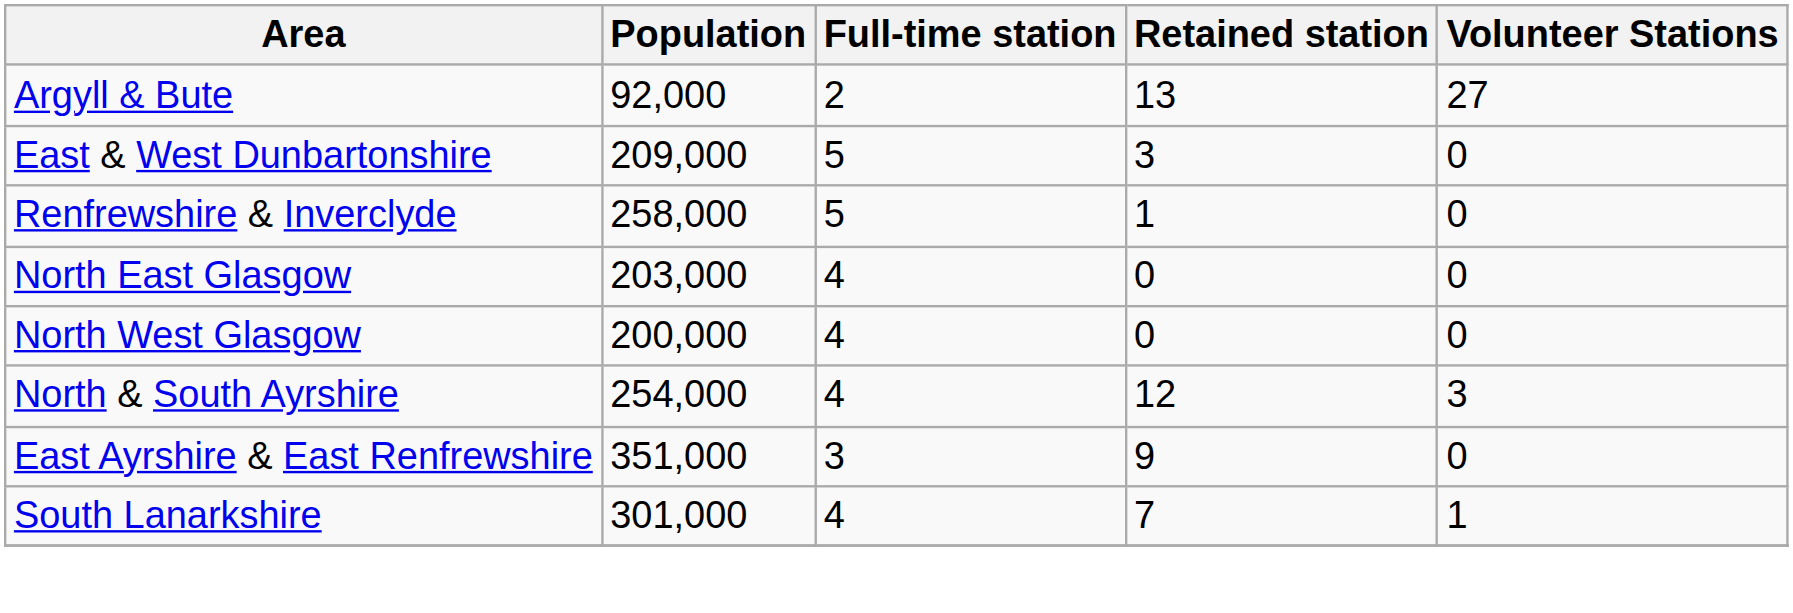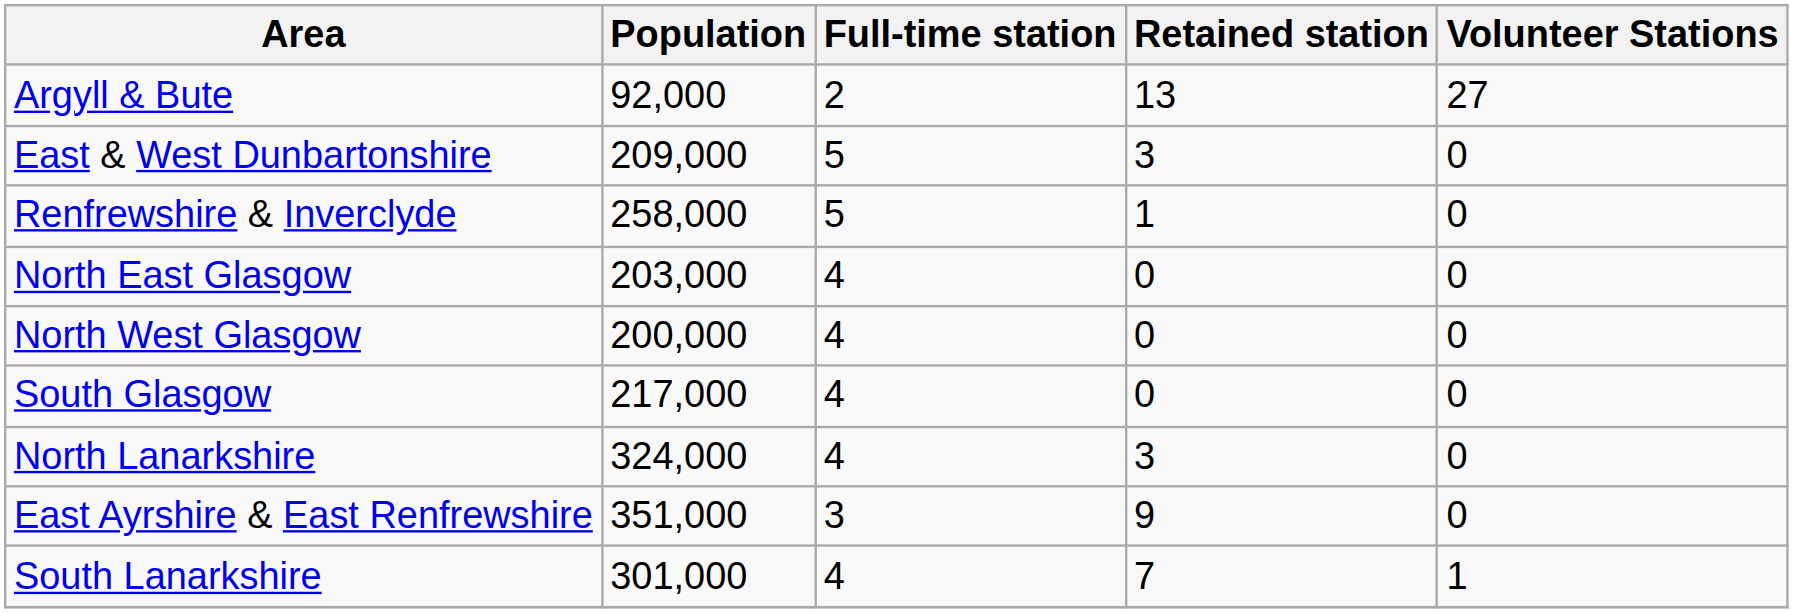+ row: (143, 395)
+ row: (165, 455)
- row: (206, 395)
